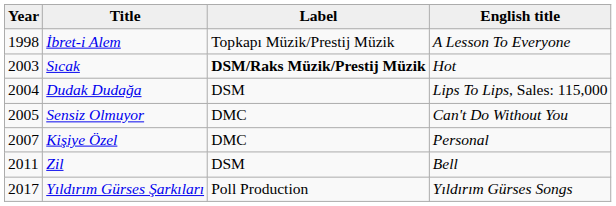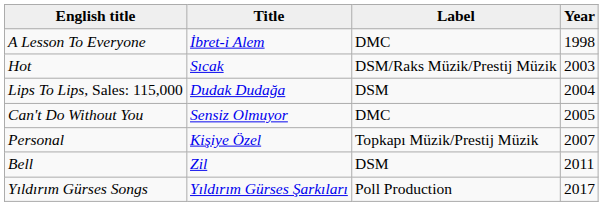columns swapped: (24, 16) <-> (520, 16)
(303, 41) Topkapı Müzik/Prestij Müzik -> (373, 41) DMC
(318, 66) bold -> (456, 66) normal
(229, 139) DMC -> (447, 139) Topkapı Müzik/Prestij Müzik
